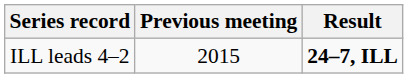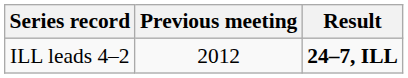(219, 55) 2015 -> (219, 55) 2012
